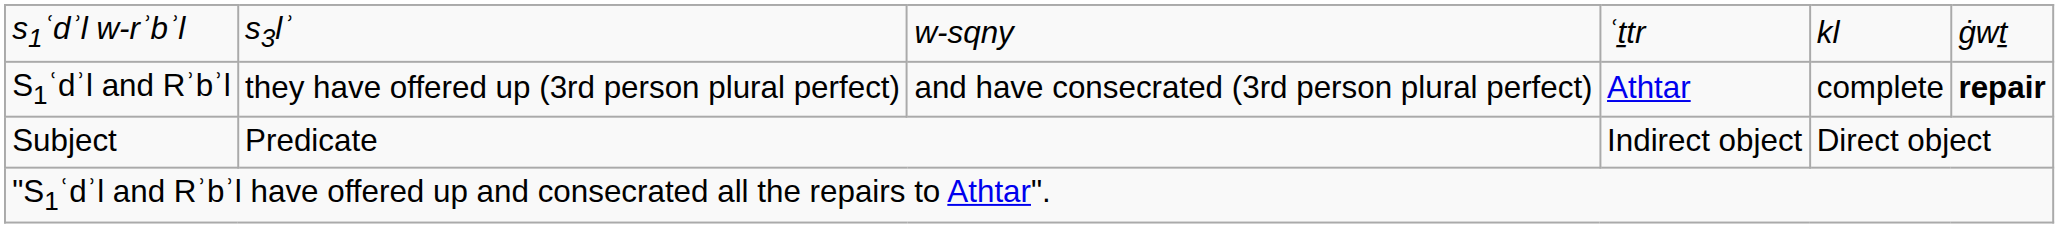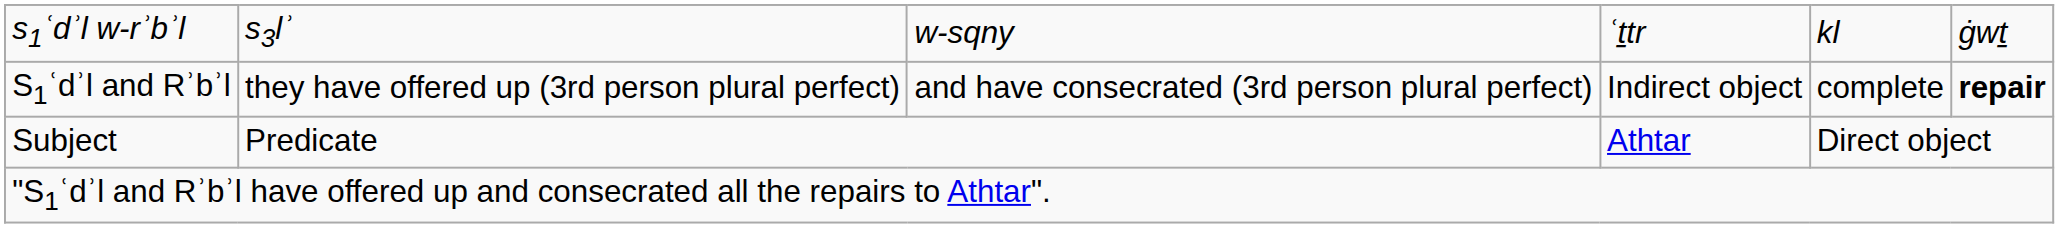(1649, 88) Athtar -> (1705, 88) Indirect object
(1705, 141) Indirect object -> (1649, 141) Athtar
